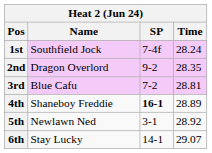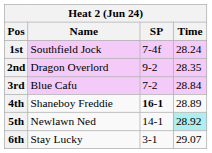(189, 85) 28.81 -> (189, 85) 28.84
(150, 121) 3-1 -> (153, 121) 14-1
(189, 121) no background -> (189, 121) paleturquoise background
(153, 139) 14-1 -> (150, 139) 3-1
